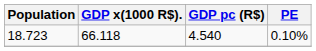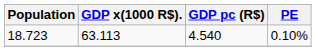(101, 35) 66.118 -> (101, 35) 63.113
